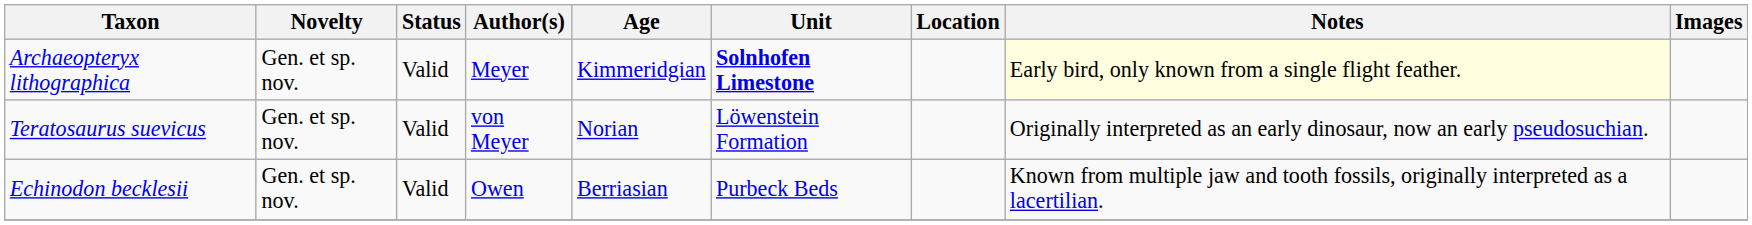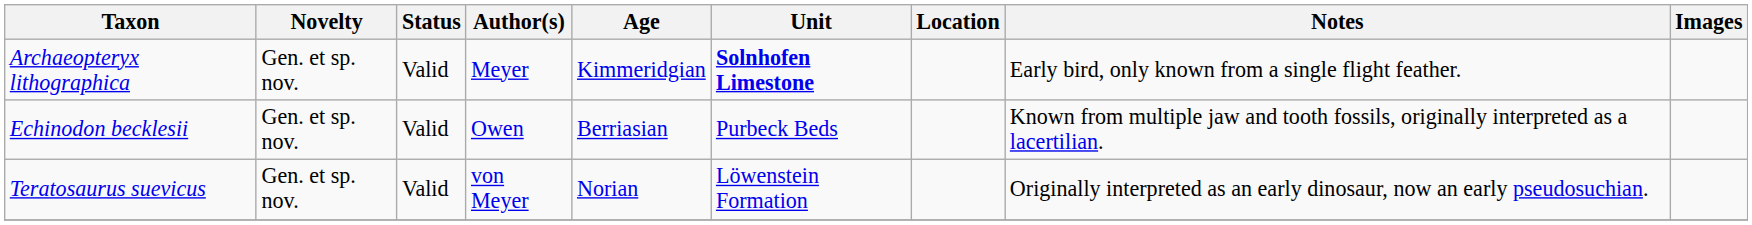(1235, 69) lightyellow background -> (1235, 69) no background
rows swapped: (99, 189) <-> (108, 129)
